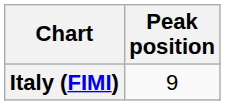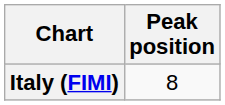(172, 81) 9 -> (172, 81) 8
